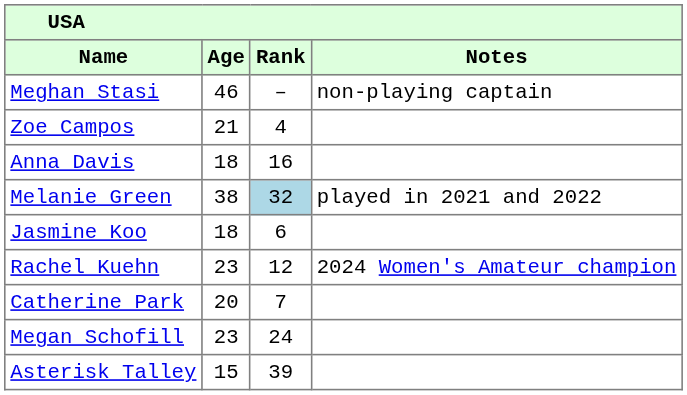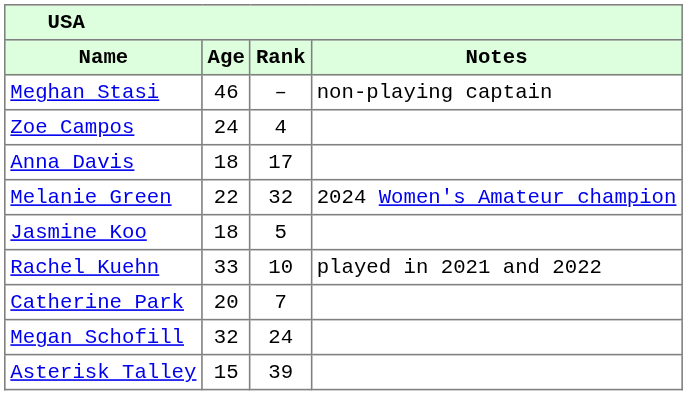(226, 127) 21 -> (226, 127) 24
(281, 162) 16 -> (281, 162) 17
(226, 197) 38 -> (226, 197) 22
(281, 197) lightblue background -> (281, 197) no background
(459, 197) played in 2021 and 2022 -> (497, 197) 2024 Women's Amateur champion
(281, 232) 6 -> (281, 232) 5
(226, 267) 23 -> (226, 267) 33
(281, 267) 12 -> (281, 267) 10
(497, 267) 2024 Women's Amateur champion -> (459, 267) played in 2021 and 2022
(226, 337) 23 -> (226, 337) 32
